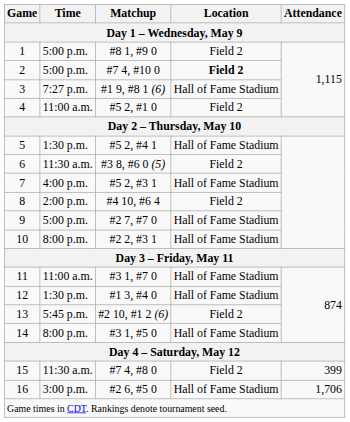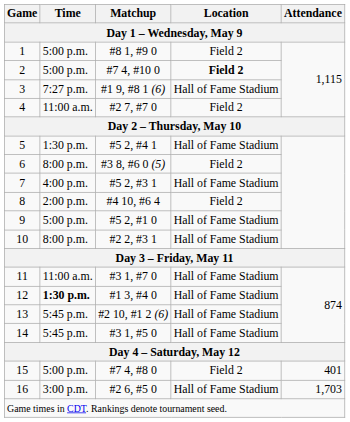(133, 107) #5 2, #1 0 -> (133, 107) #2 7, #7 0
(68, 164) 11:30 a.m. -> (65, 164) 8:00 p.m.
(133, 220) #2 7, #7 0 -> (133, 220) #5 2, #1 0
(65, 295) normal -> (66, 295) bold
(226, 314) Field 2 -> (226, 314) Hall of Fame Stadium
(65, 333) 8:00 p.m. -> (65, 333) 5:45 p.m.
(68, 370) 11:30 a.m. -> (65, 370) 5:00 p.m.
(333, 370) 399 -> (333, 370) 401
(329, 389) 1,706 -> (329, 389) 1,703
